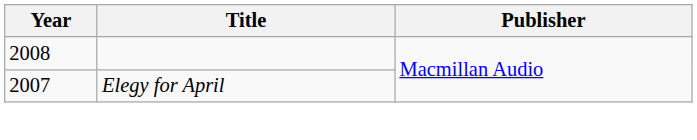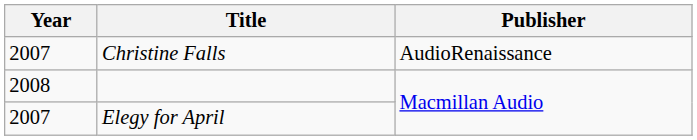+ row: (164, 53)
